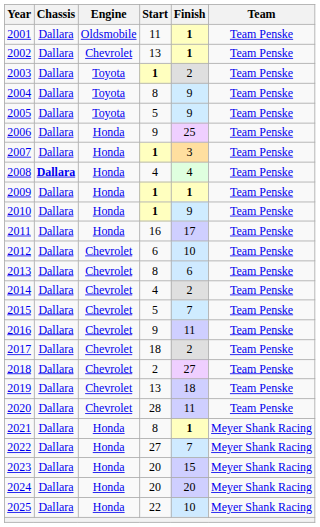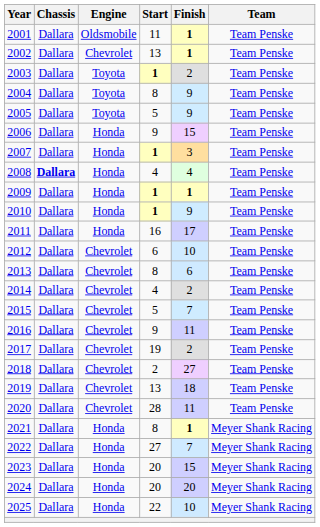(190, 133) 25 -> (190, 133) 15
(155, 349) 18 -> (155, 349) 19
